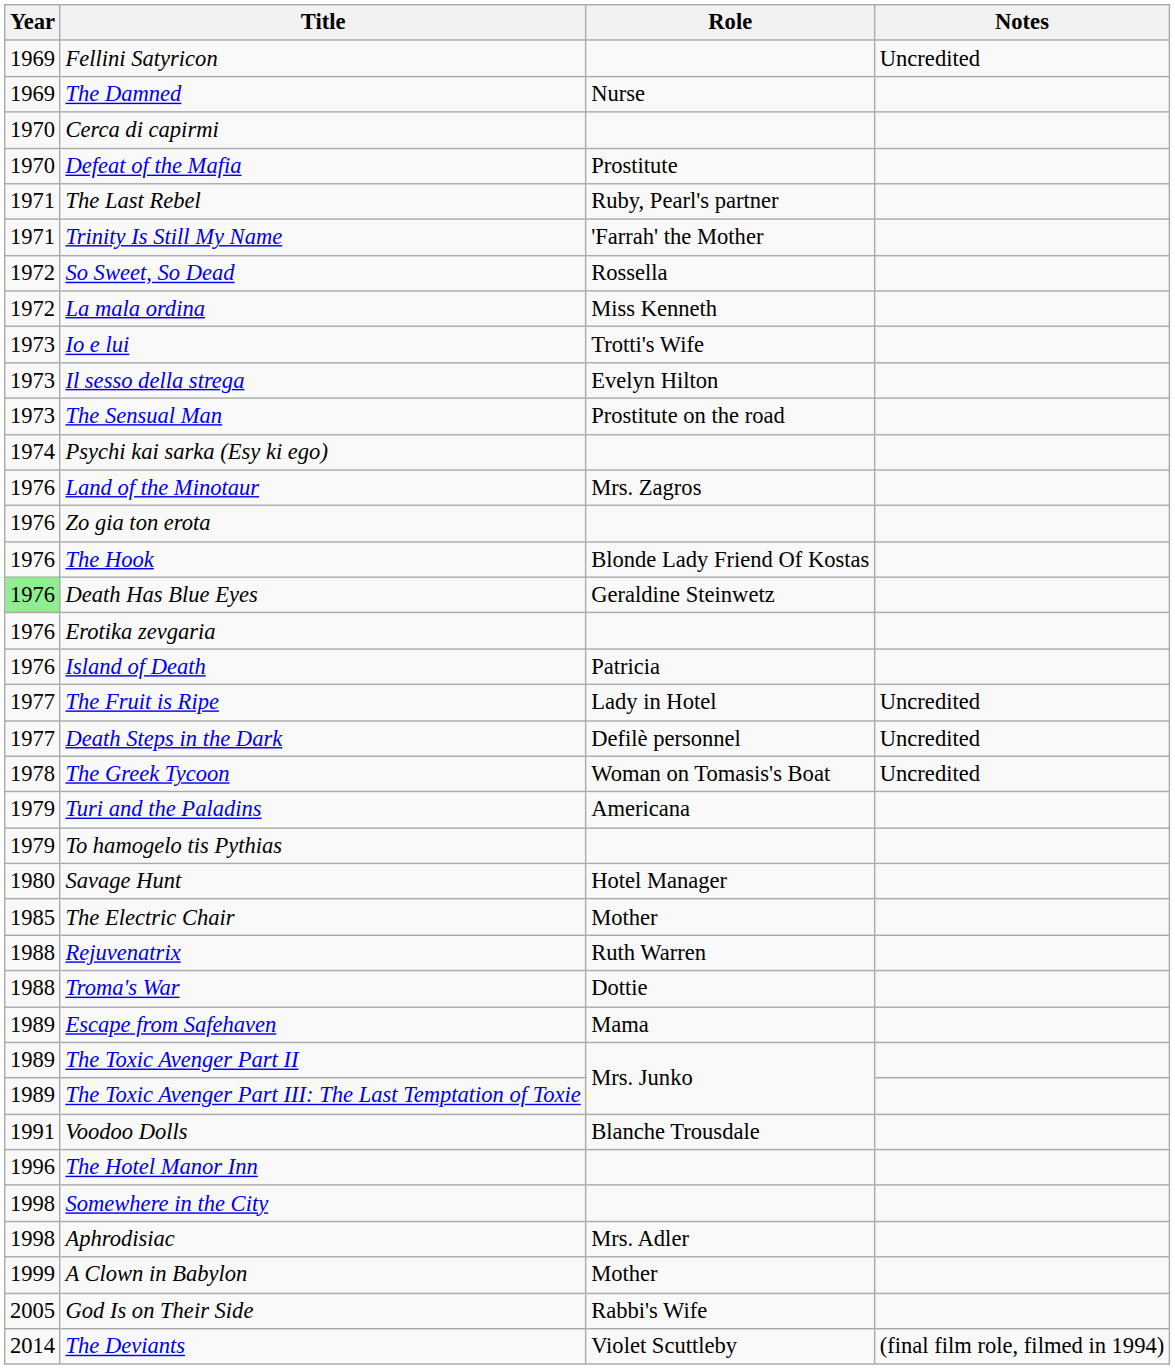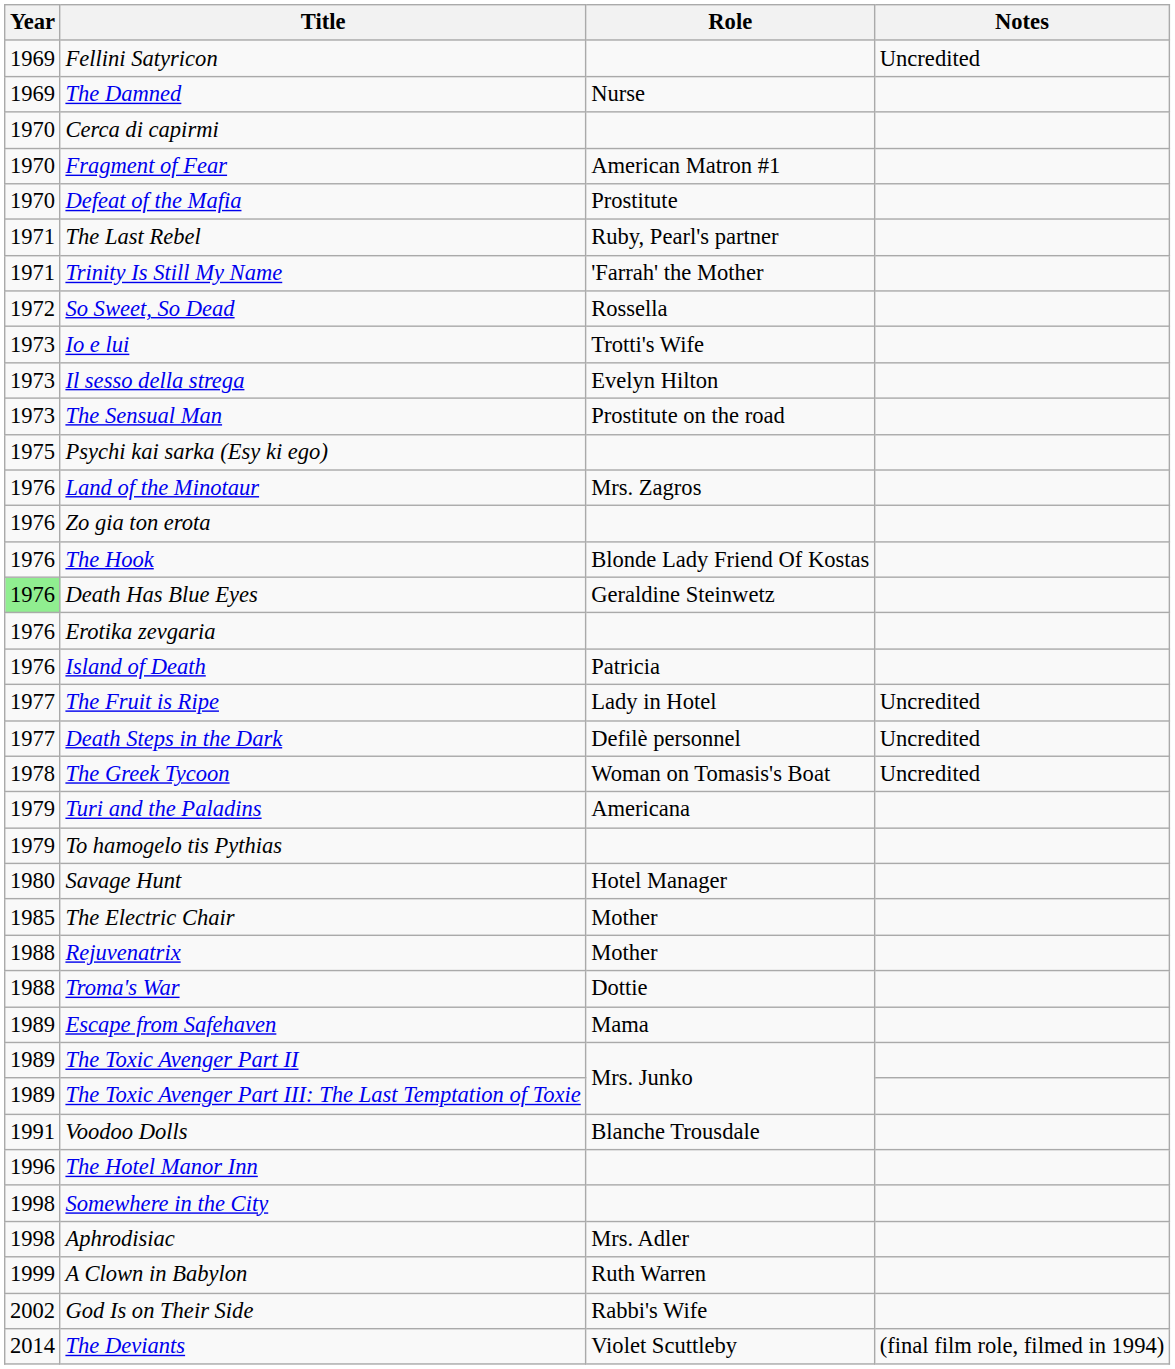+ row: (146, 165)
- row: (135, 308)
(32, 451) 1974 -> (32, 451) 1975
(649, 952) Ruth Warren -> (624, 952) Mother
(624, 1274) Mother -> (649, 1274) Ruth Warren
(32, 1310) 2005 -> (32, 1310) 2002
